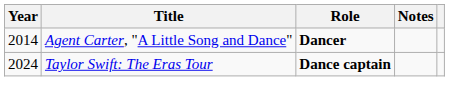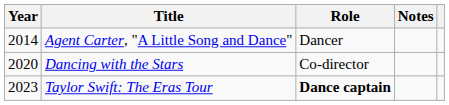(323, 40) bold -> (321, 40) normal
+ row: (114, 64)
(23, 64) 2024 -> (23, 87) 2023
